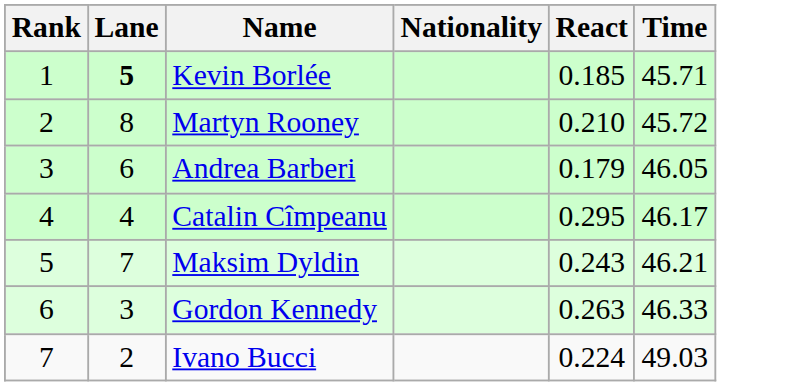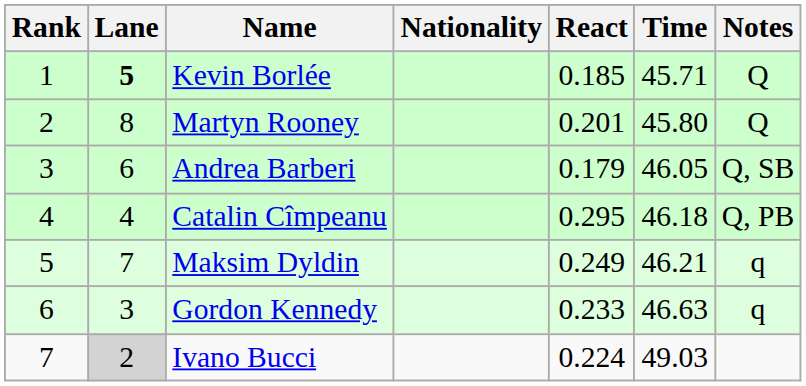+ column: (758, 27)
(592, 121) 0.210 -> (592, 121) 0.201
(675, 121) 45.72 -> (675, 121) 45.80
(675, 215) 46.17 -> (675, 215) 46.18
(592, 262) 0.243 -> (592, 262) 0.249
(592, 309) 0.263 -> (592, 309) 0.233
(675, 309) 46.33 -> (675, 309) 46.63
(127, 356) no background -> (127, 356) lightgrey background
